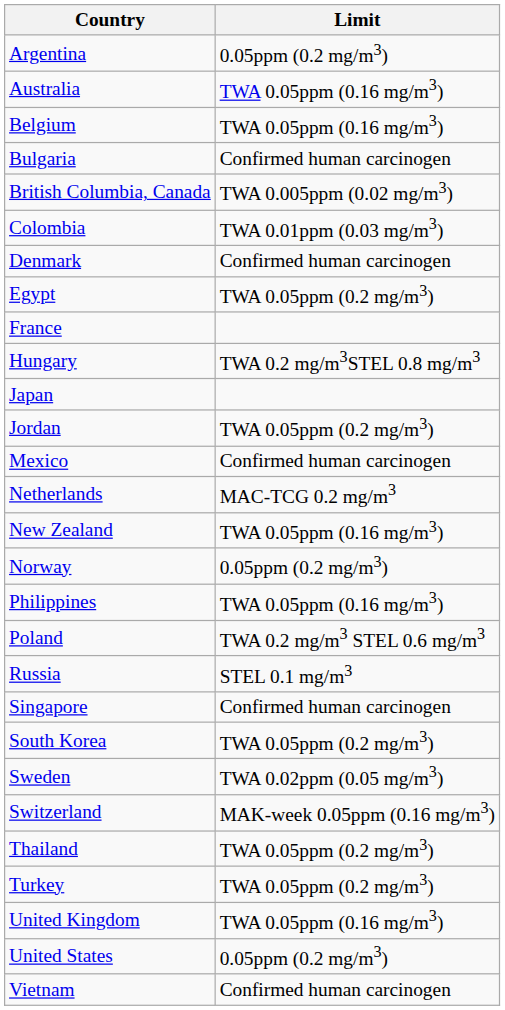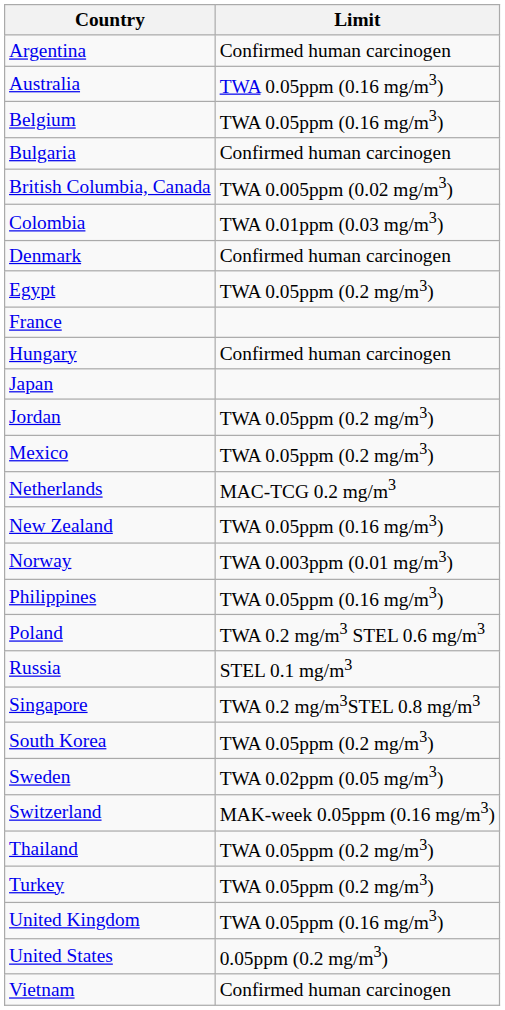(304, 53) 0.05ppm (0.2 mg/m3) -> (335, 50) Confirmed human carcinogen
(350, 360) TWA 0.2 mg/m3STEL 0.8 mg/m3 -> (335, 353) Confirmed human carcinogen
(335, 460) Confirmed human carcinogen -> (327, 453) TWA 0.05ppm (0.2 mg/m3)
(304, 566) 0.05ppm (0.2 mg/m3) -> (336, 560) TWA 0.003ppm (0.01 mg/m3)
(335, 707) Confirmed human carcinogen -> (350, 704) TWA 0.2 mg/m3STEL 0.8 mg/m3
